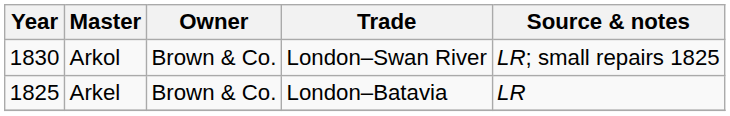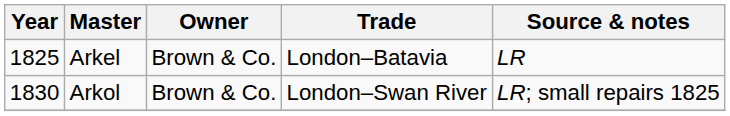rows swapped: (95, 92) <-> (95, 57)
